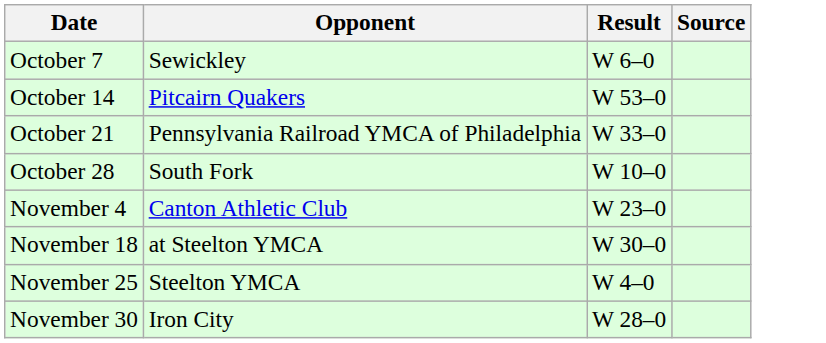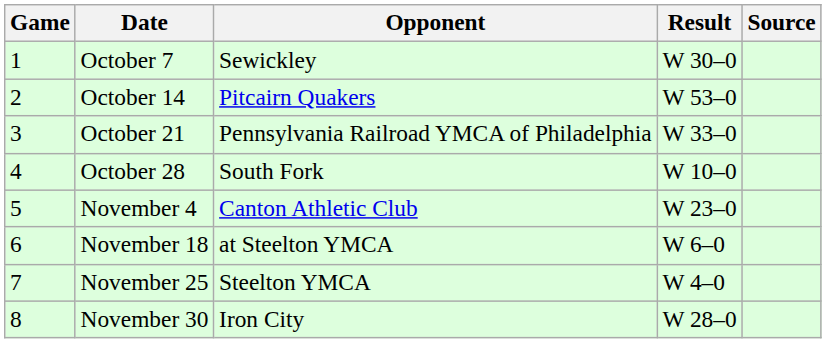+ column: (40, 23)
(623, 60) W 6–0 -> (700, 60) W 30–0
(629, 245) W 30–0 -> (694, 245) W 6–0
